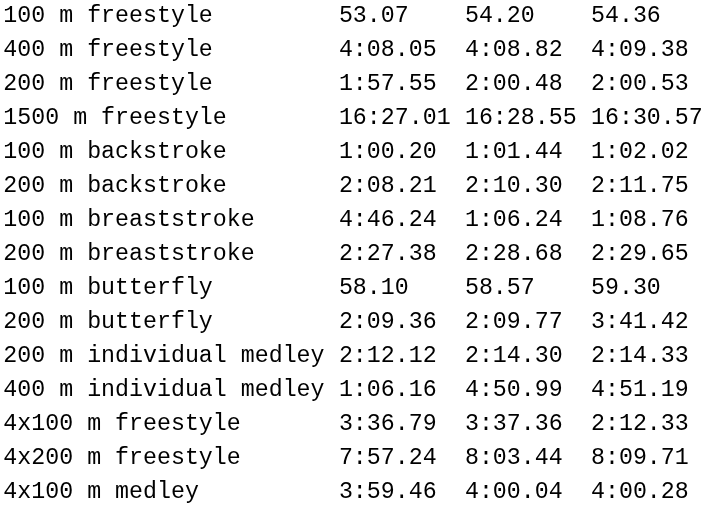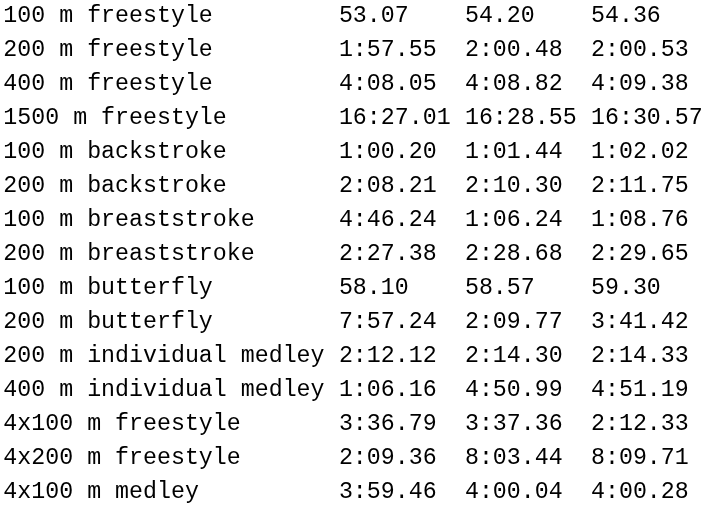rows swapped: (108, 84) <-> (108, 50)
(388, 322) 2:09.36 -> (388, 322) 7:57.24
(388, 458) 7:57.24 -> (388, 458) 2:09.36
